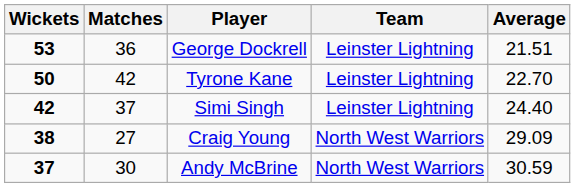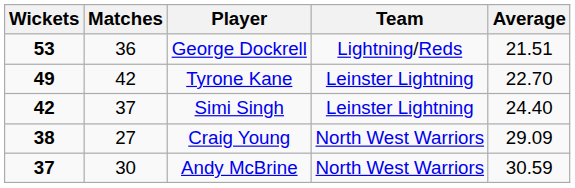(400, 49) Leinster Lightning -> (400, 49) Lightning/Reds
(44, 78) 50 -> (44, 78) 49
